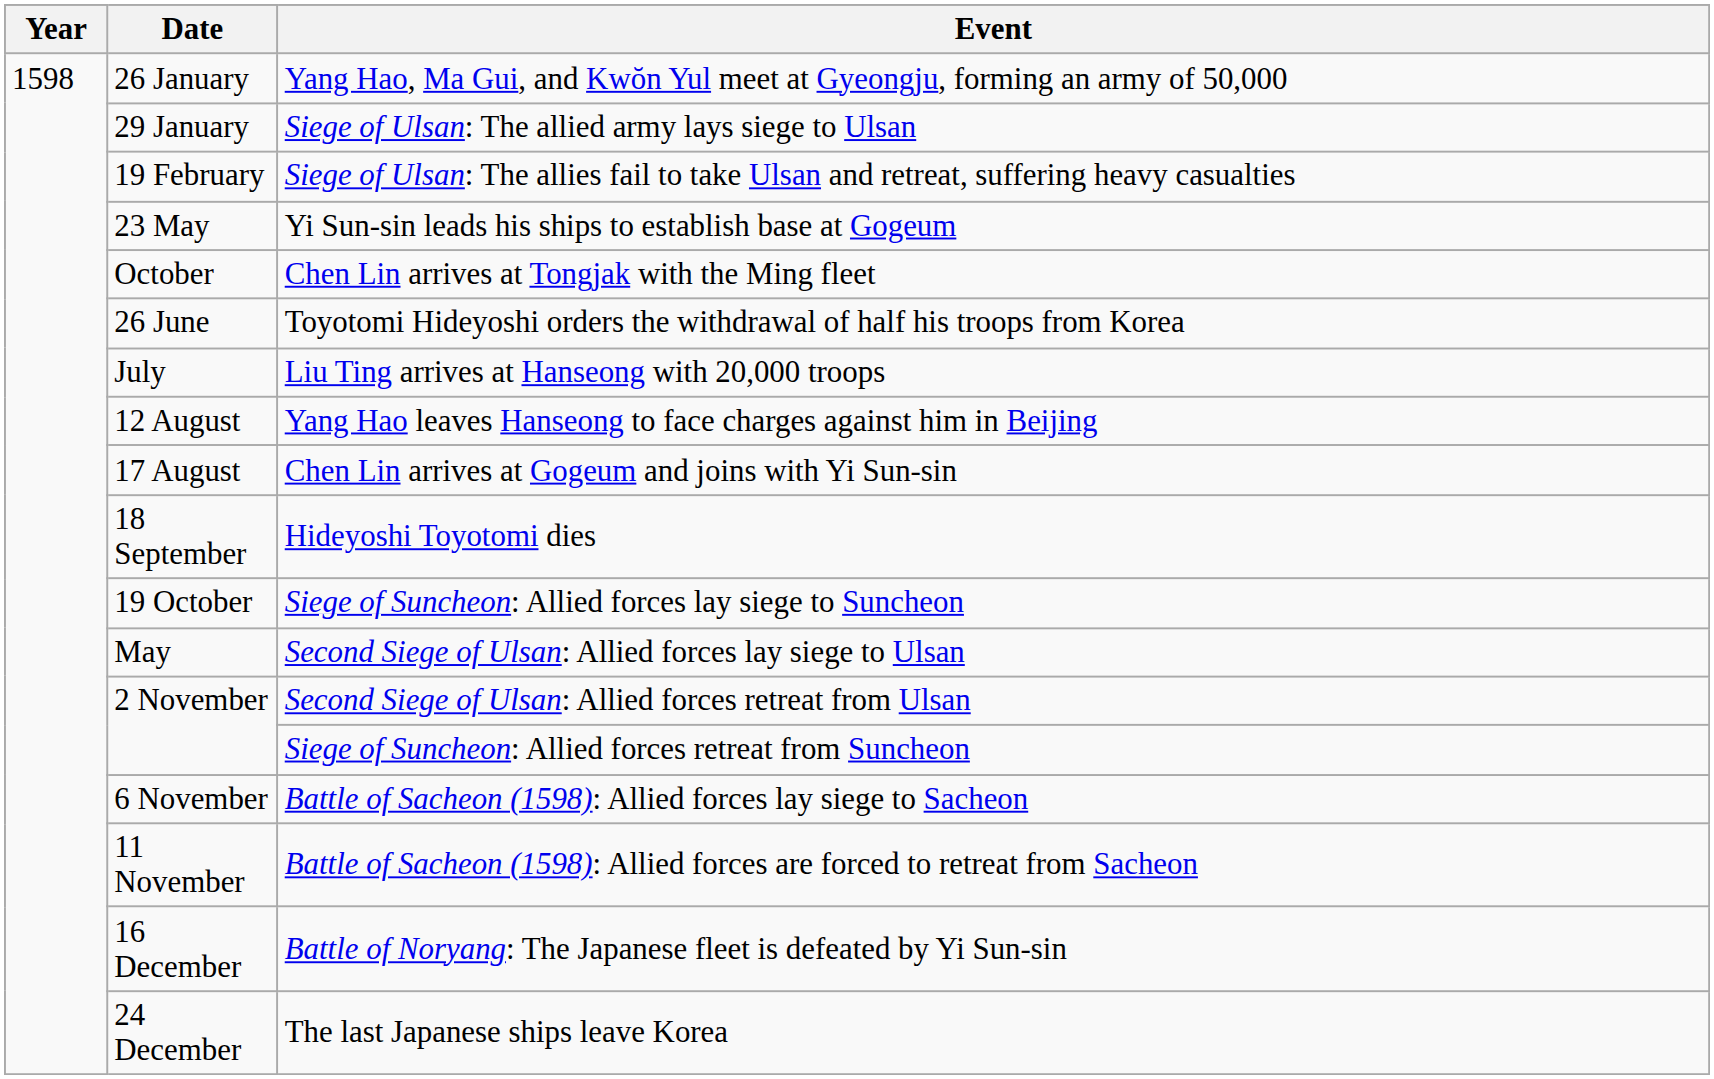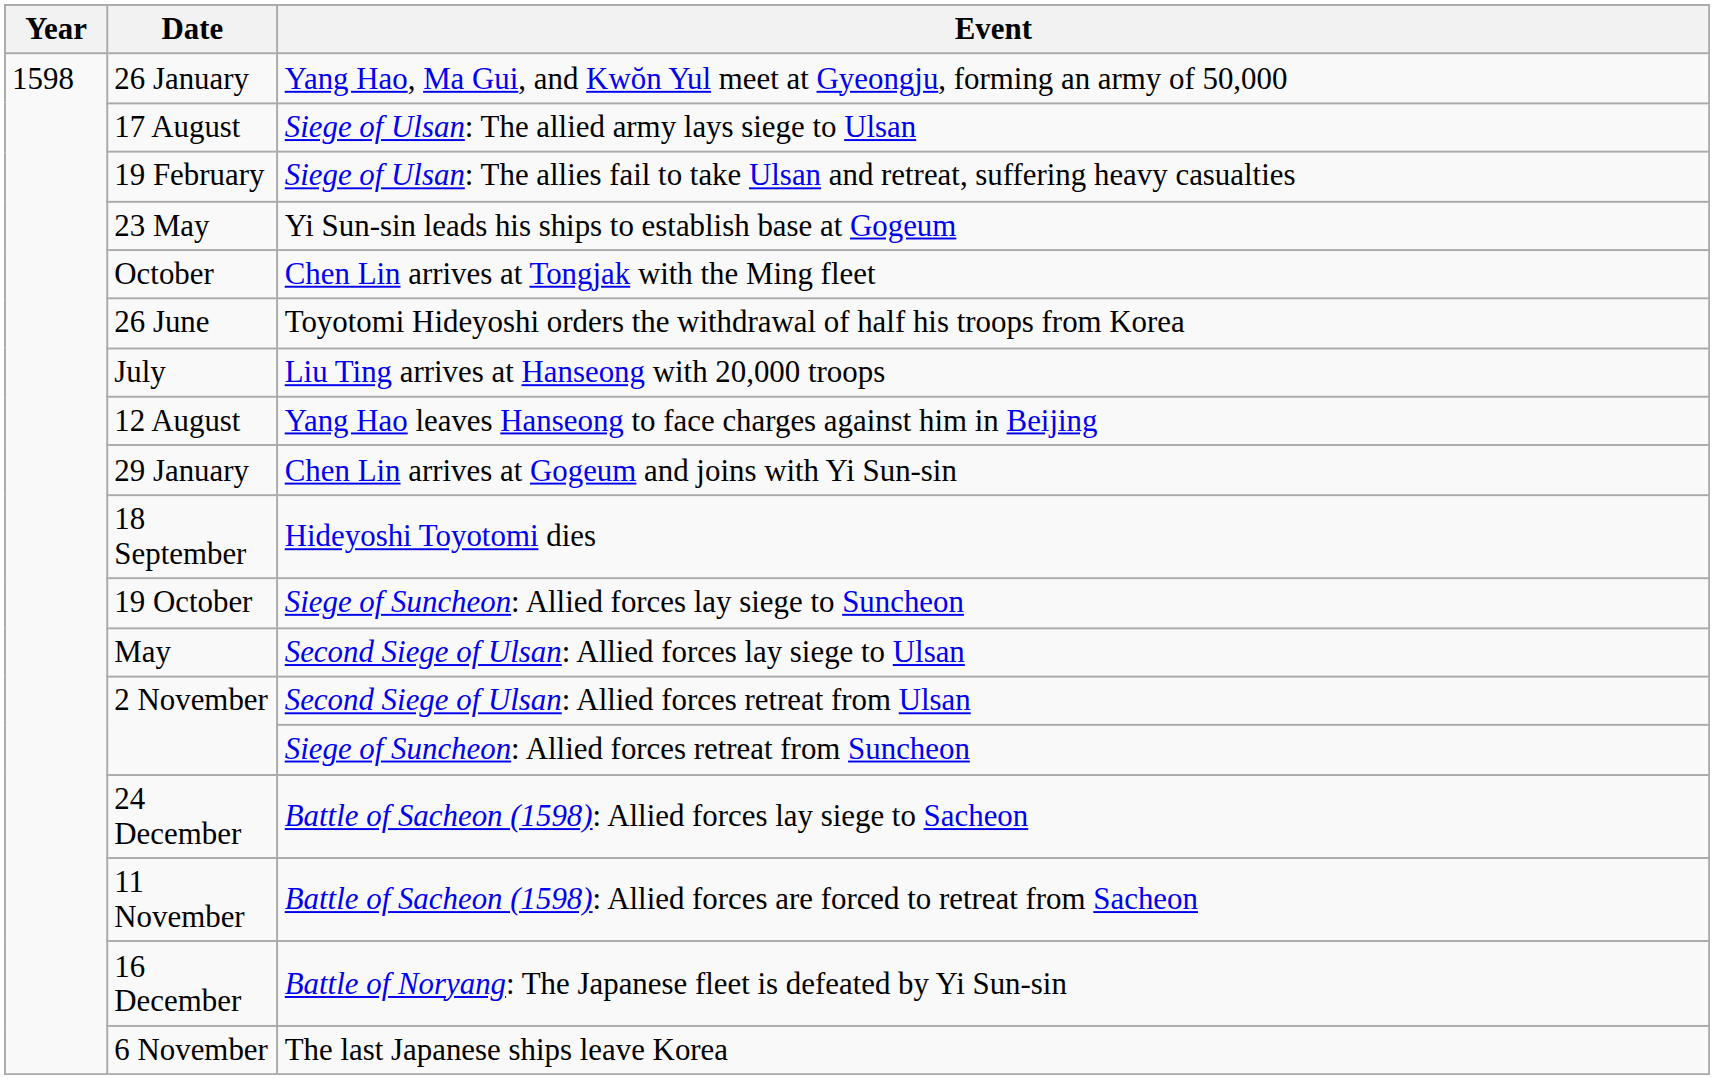(182, 126) 29 January -> (177, 126) 17 August
(177, 469) 17 August -> (182, 469) 29 January
(191, 798) 6 November -> (178, 815) 24 December
(178, 1032) 24 December -> (191, 1049) 6 November
